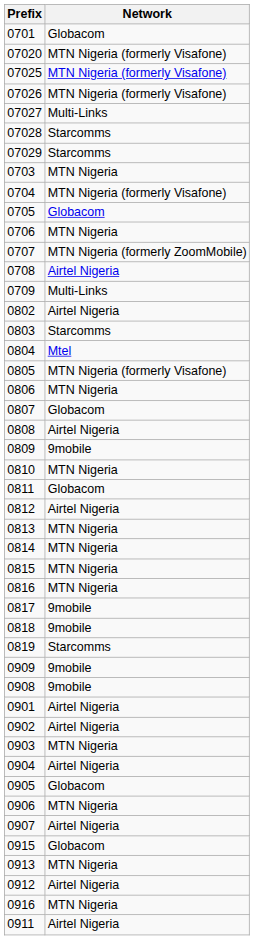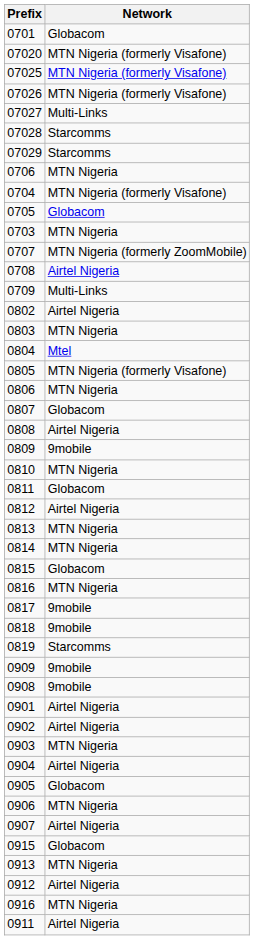rows swapped: (21, 172) <-> (21, 232)
(79, 331) Starcomms -> (83, 331) MTN Nigeria
(83, 568) MTN Nigeria -> (76, 568) Globacom
